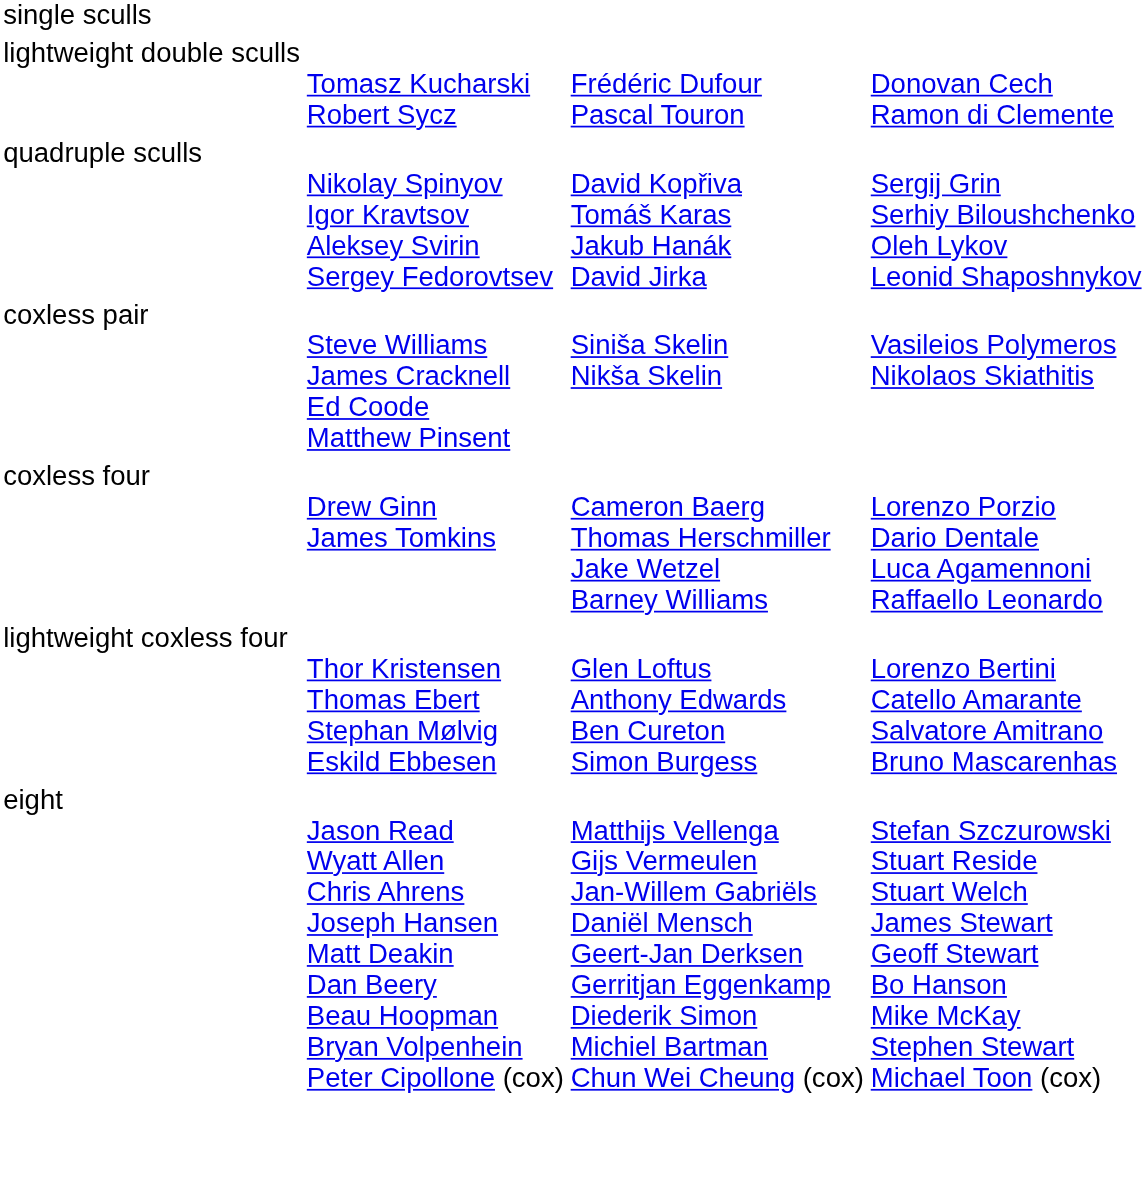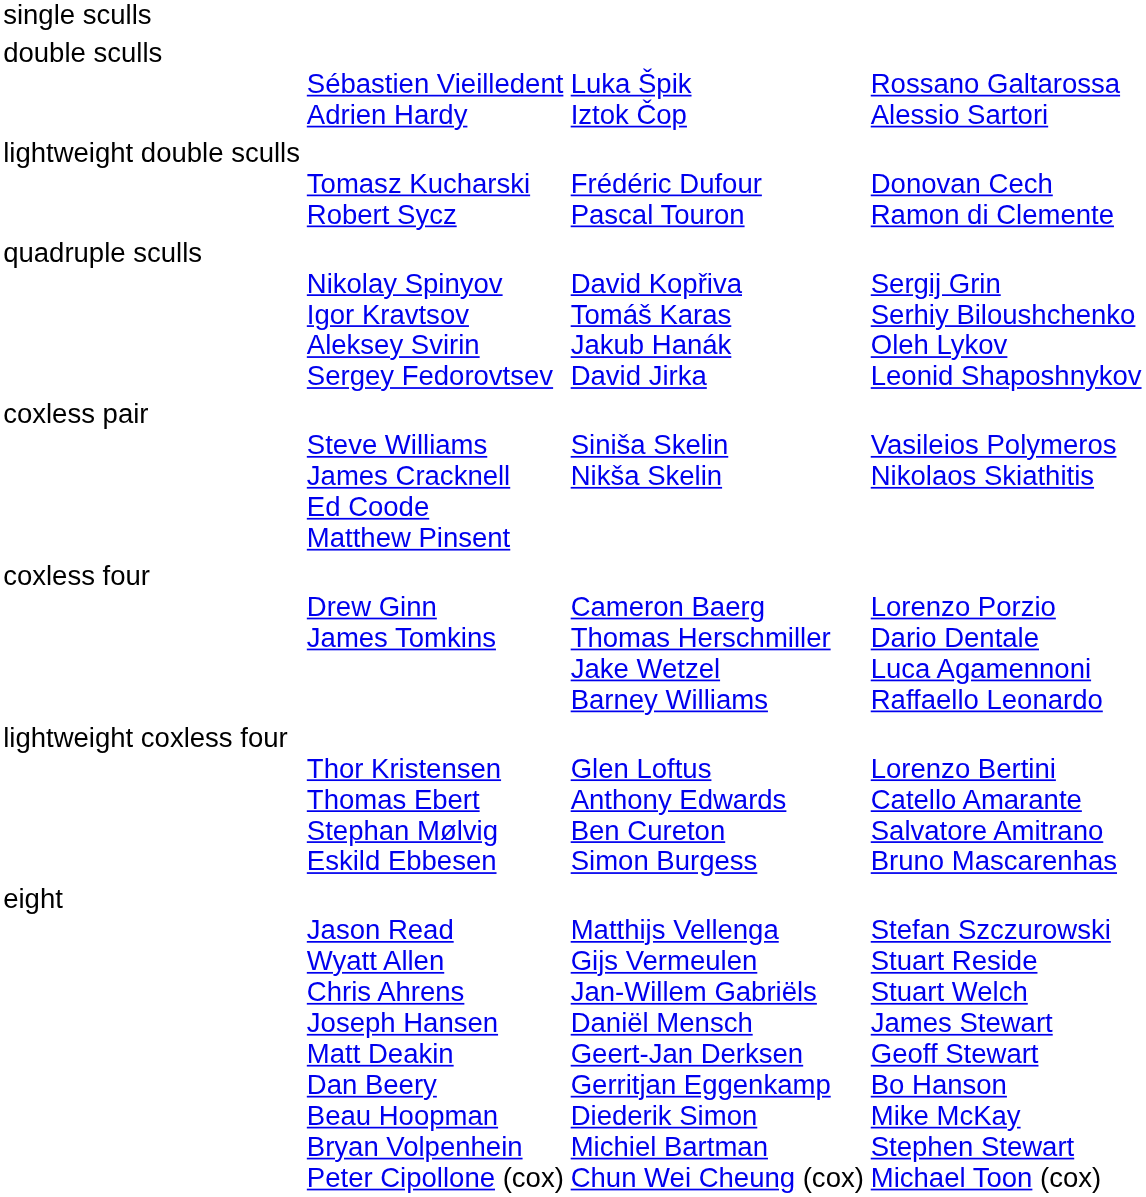+ row: (83, 53)
